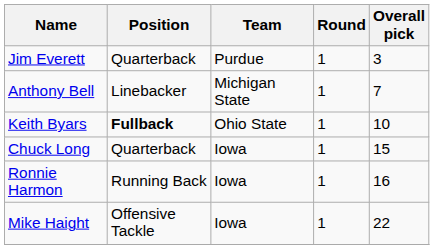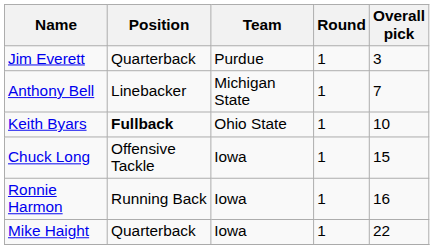(153, 148) Quarterback -> (143, 157) Offensive Tackle
(143, 223) Offensive Tackle -> (153, 231) Quarterback
